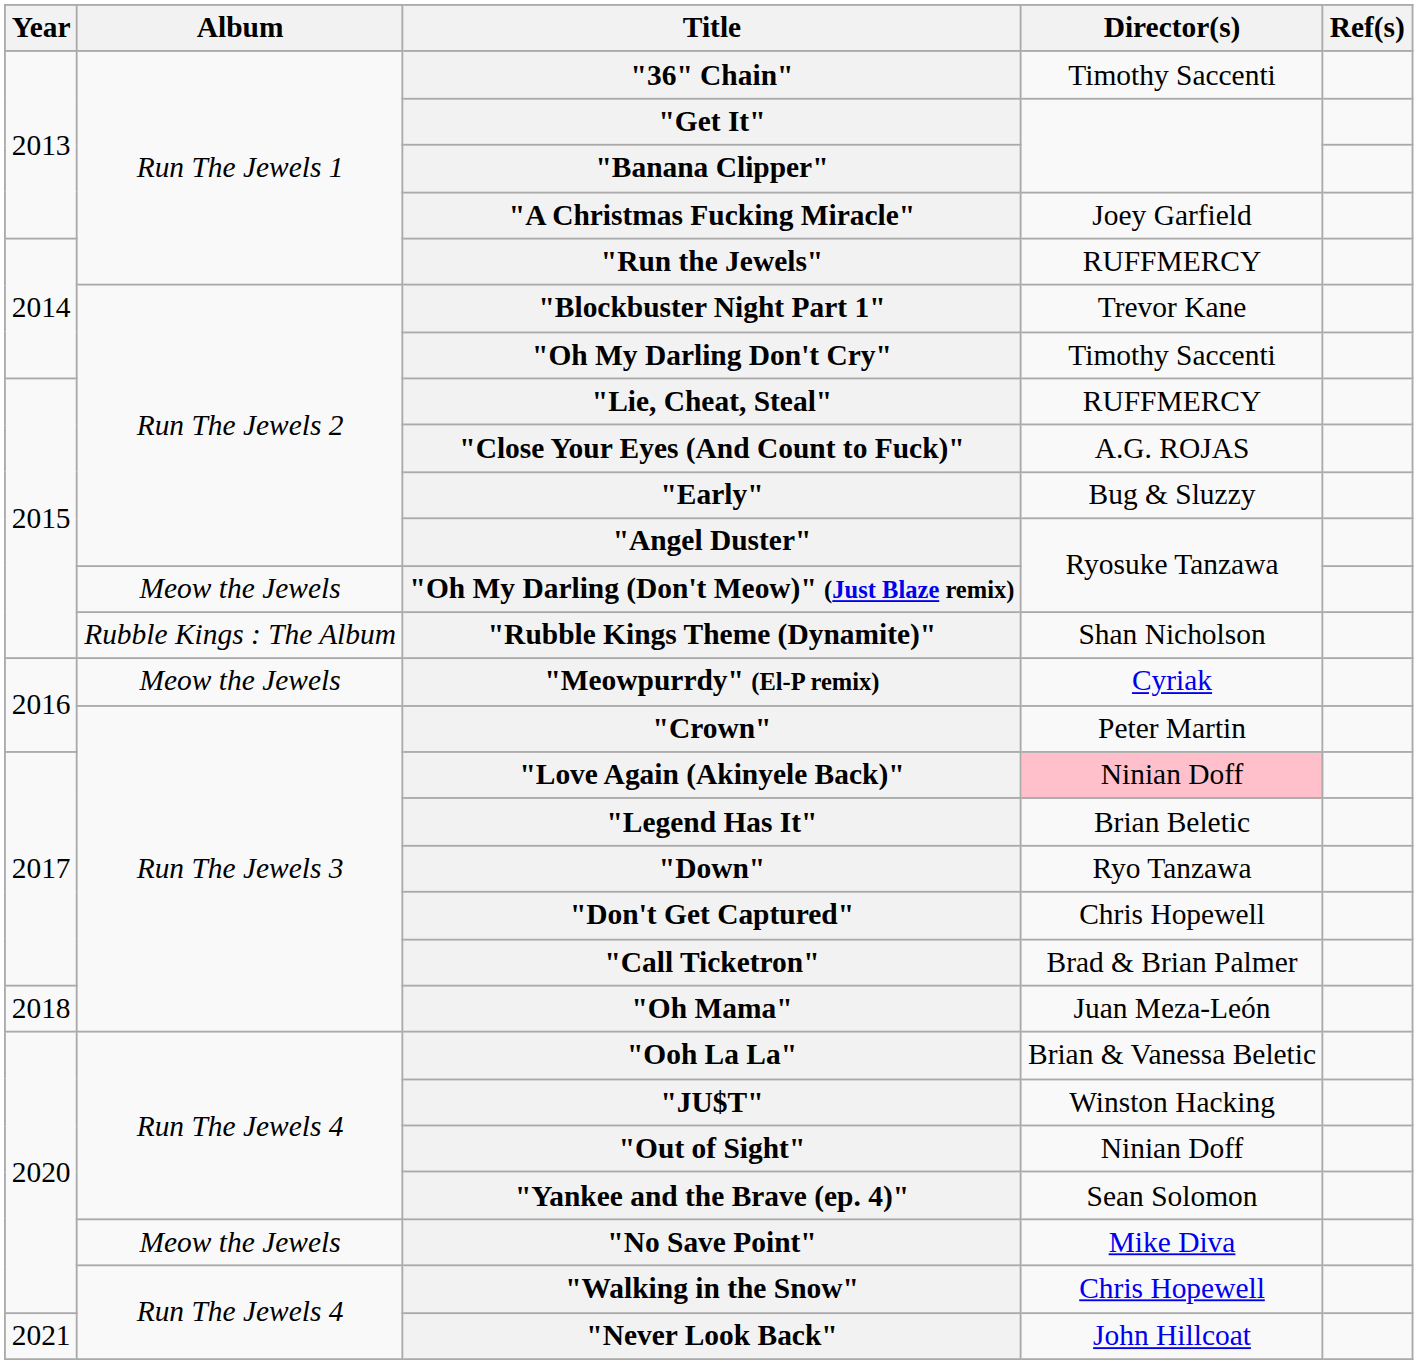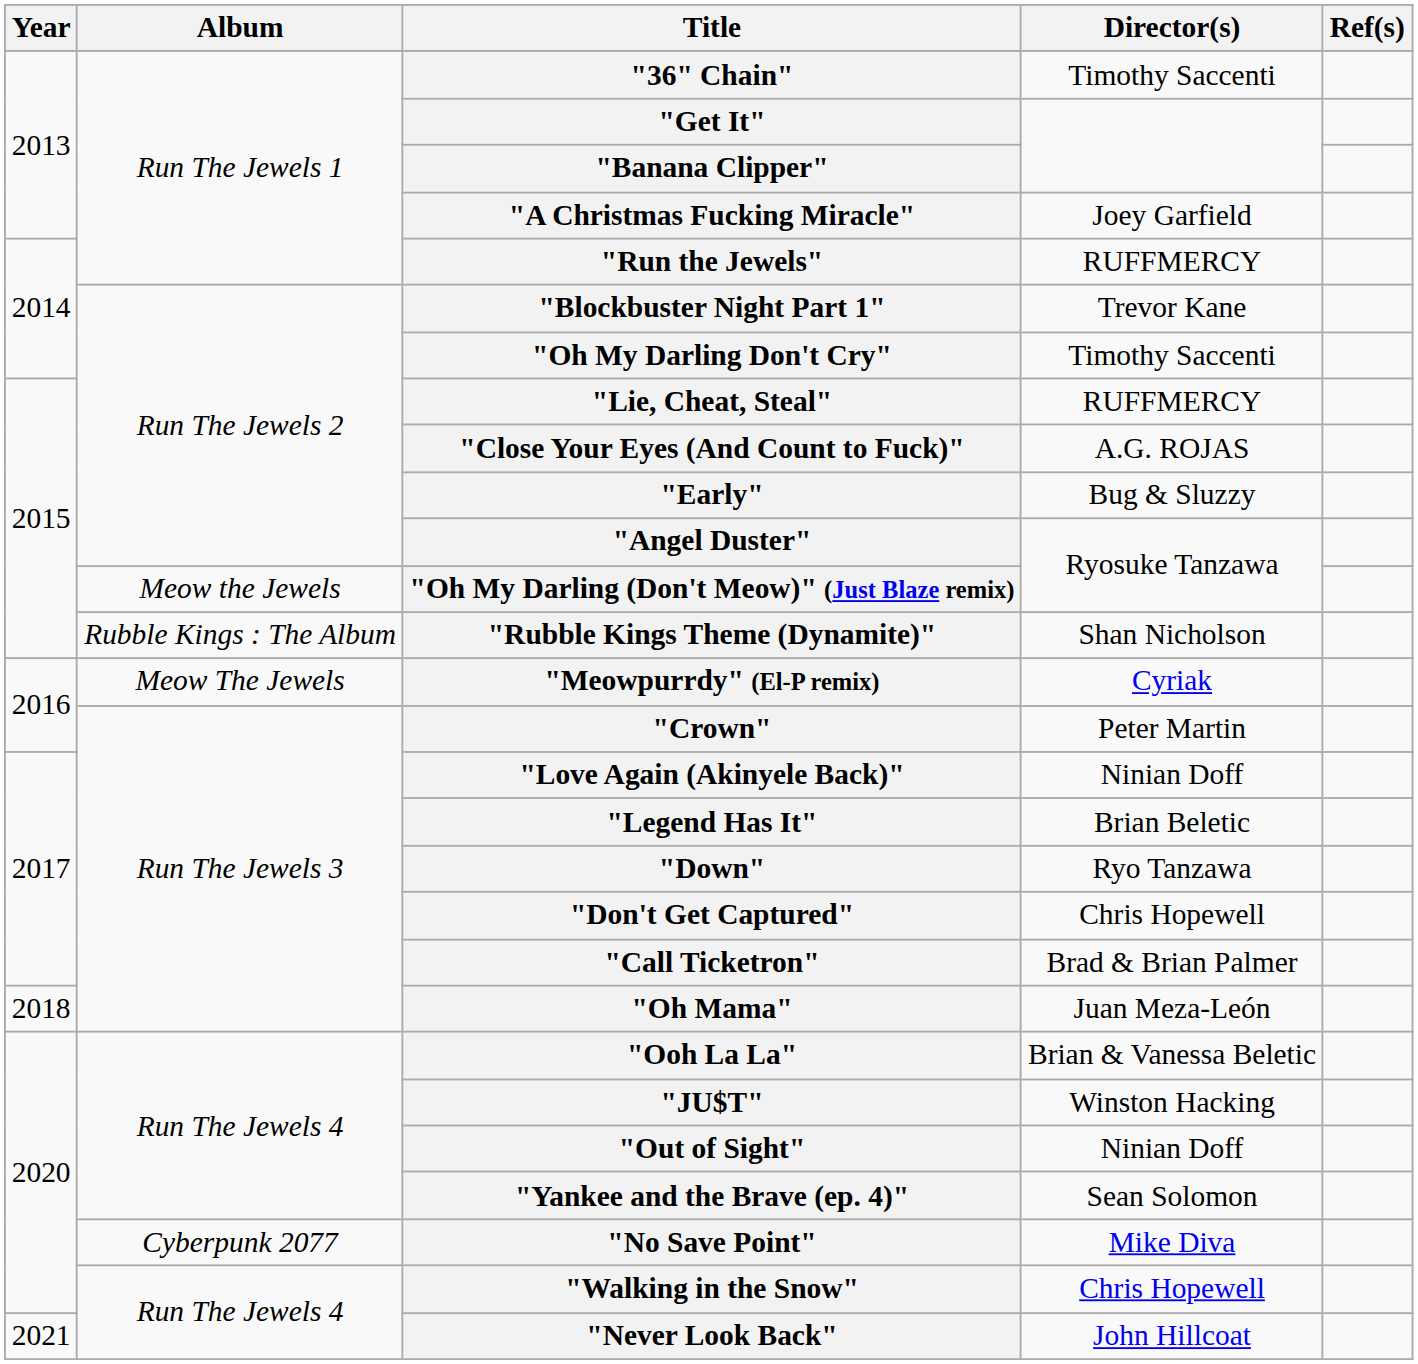(240, 681) Meow the Jewels -> (240, 681) Meow The Jewels
(1172, 774) pink background -> (1172, 774) no background
(240, 1241) Meow the Jewels -> (240, 1241) Cyberpunk 2077
